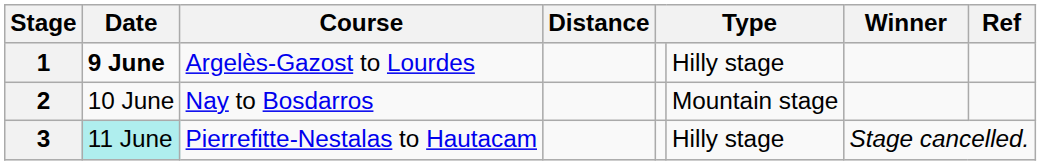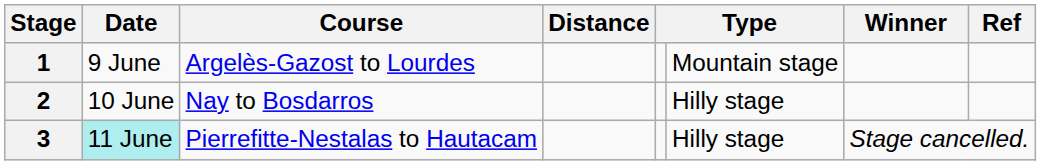(126, 62) bold -> (124, 62) normal
(728, 62) Hilly stage -> (755, 62) Mountain stage
(755, 100) Mountain stage -> (728, 100) Hilly stage
